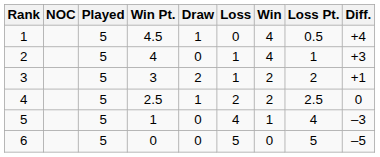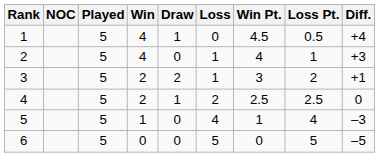columns swapped: (269, 15) <-> (153, 15)
